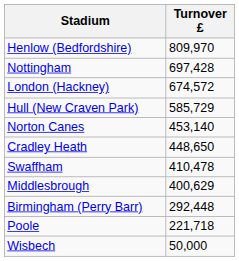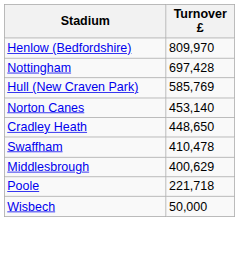- row: (58, 87)
(192, 107) 585,729 -> (192, 87) 585,769
- row: (75, 206)
